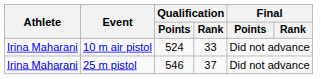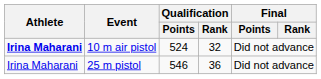(42, 48) normal -> (45, 48) bold
(211, 48) 33 -> (215, 48) 32
(211, 65) 37 -> (215, 65) 36
